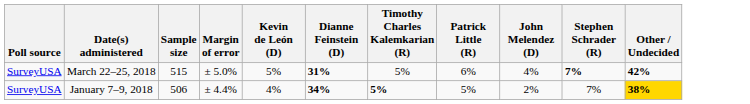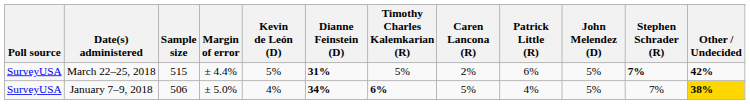+ column: (468, 39)
(221, 71) ± 5.0% -> (221, 71) ± 4.4%
(531, 71) 4% -> (594, 71) 5%
(221, 89) ± 4.4% -> (221, 89) ± 5.0%
(379, 89) 5% -> (379, 89) 6%
(468, 89) 5% -> (531, 89) 4%
(531, 89) 2% -> (594, 89) 5%
